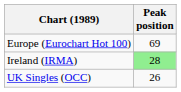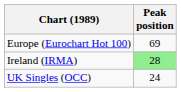(155, 78) 26 -> (155, 78) 24
